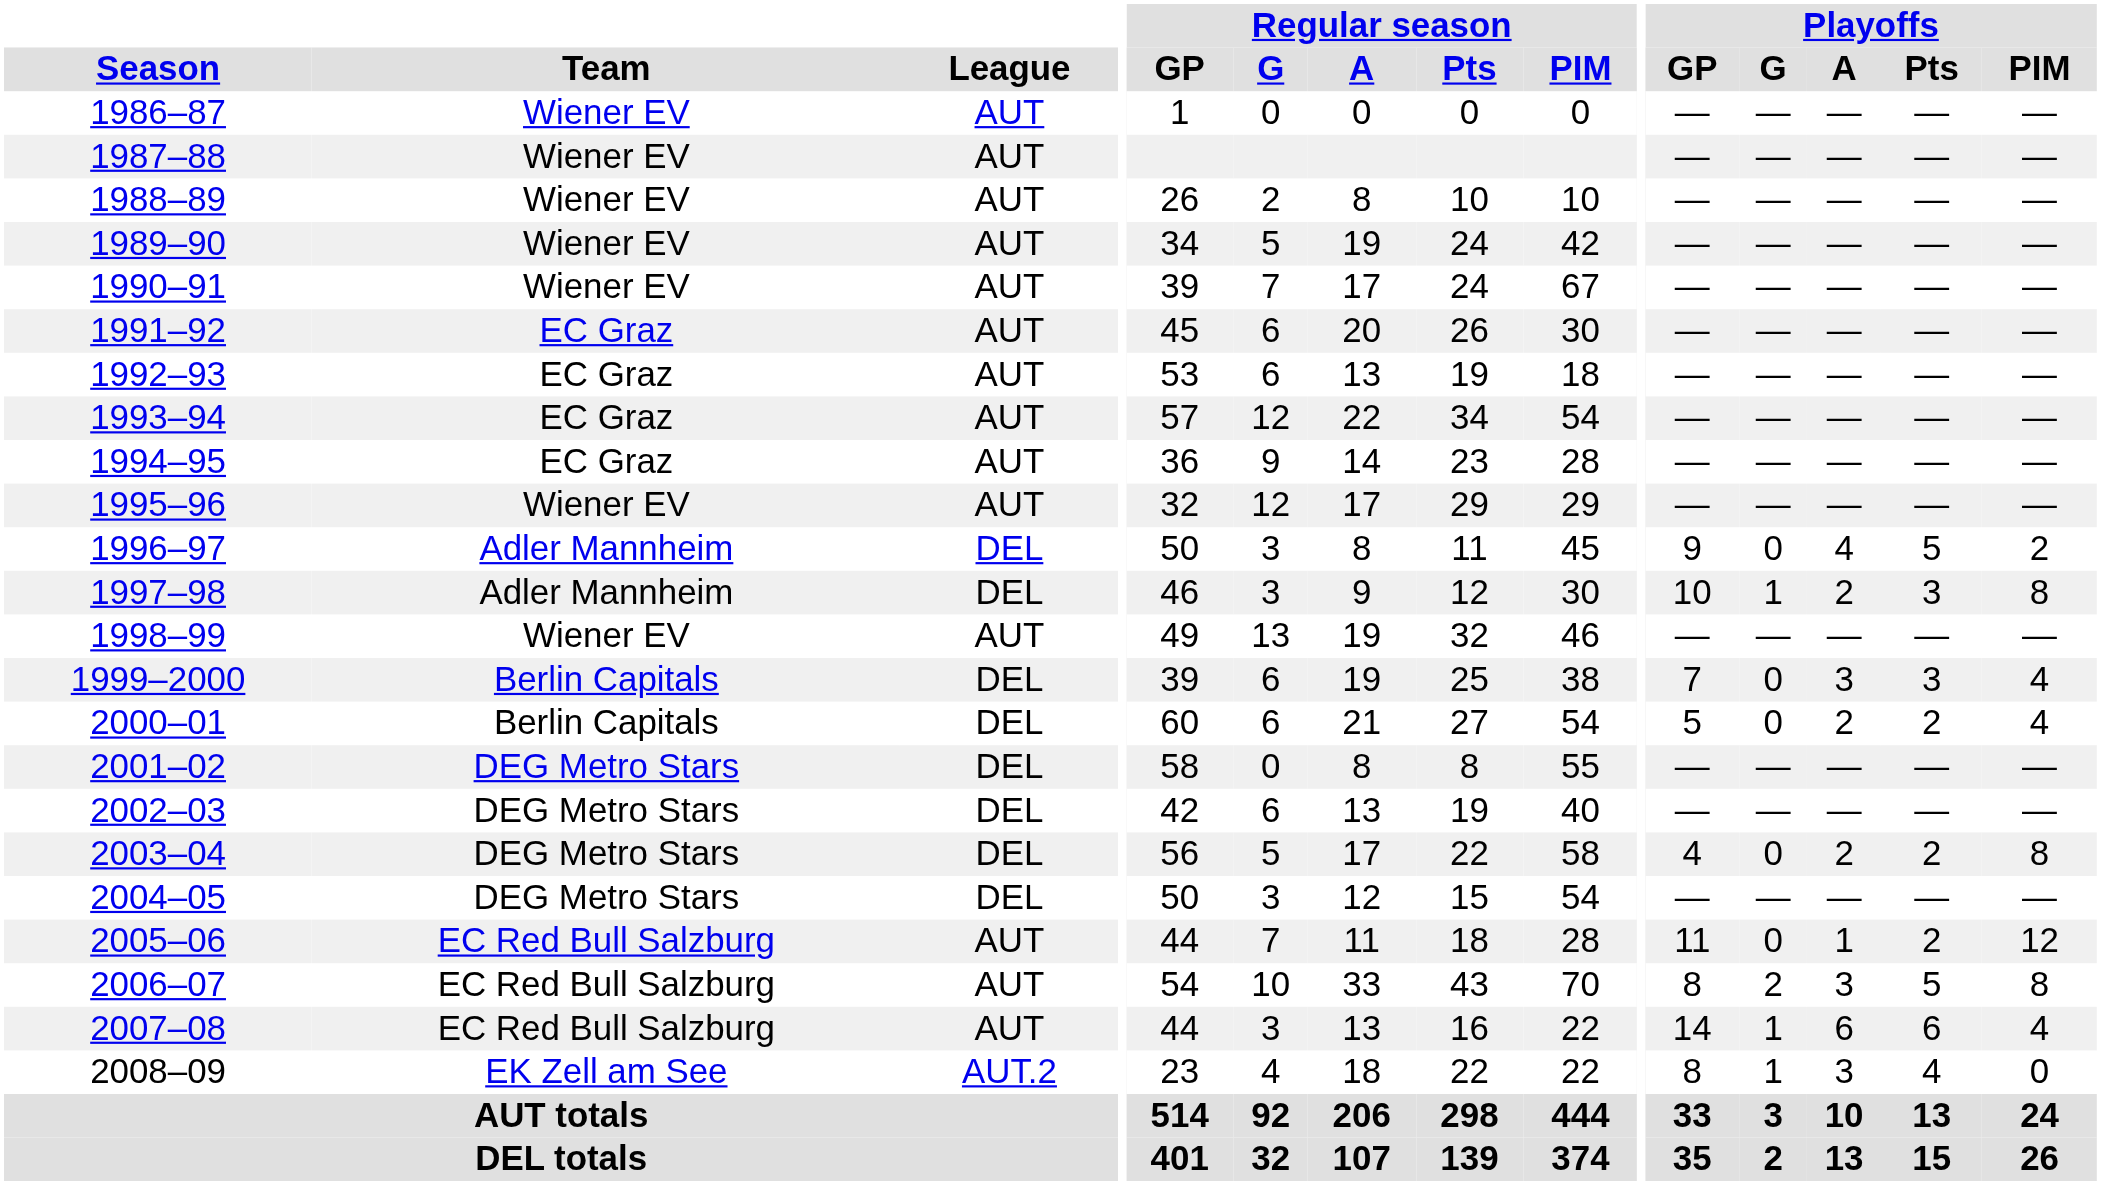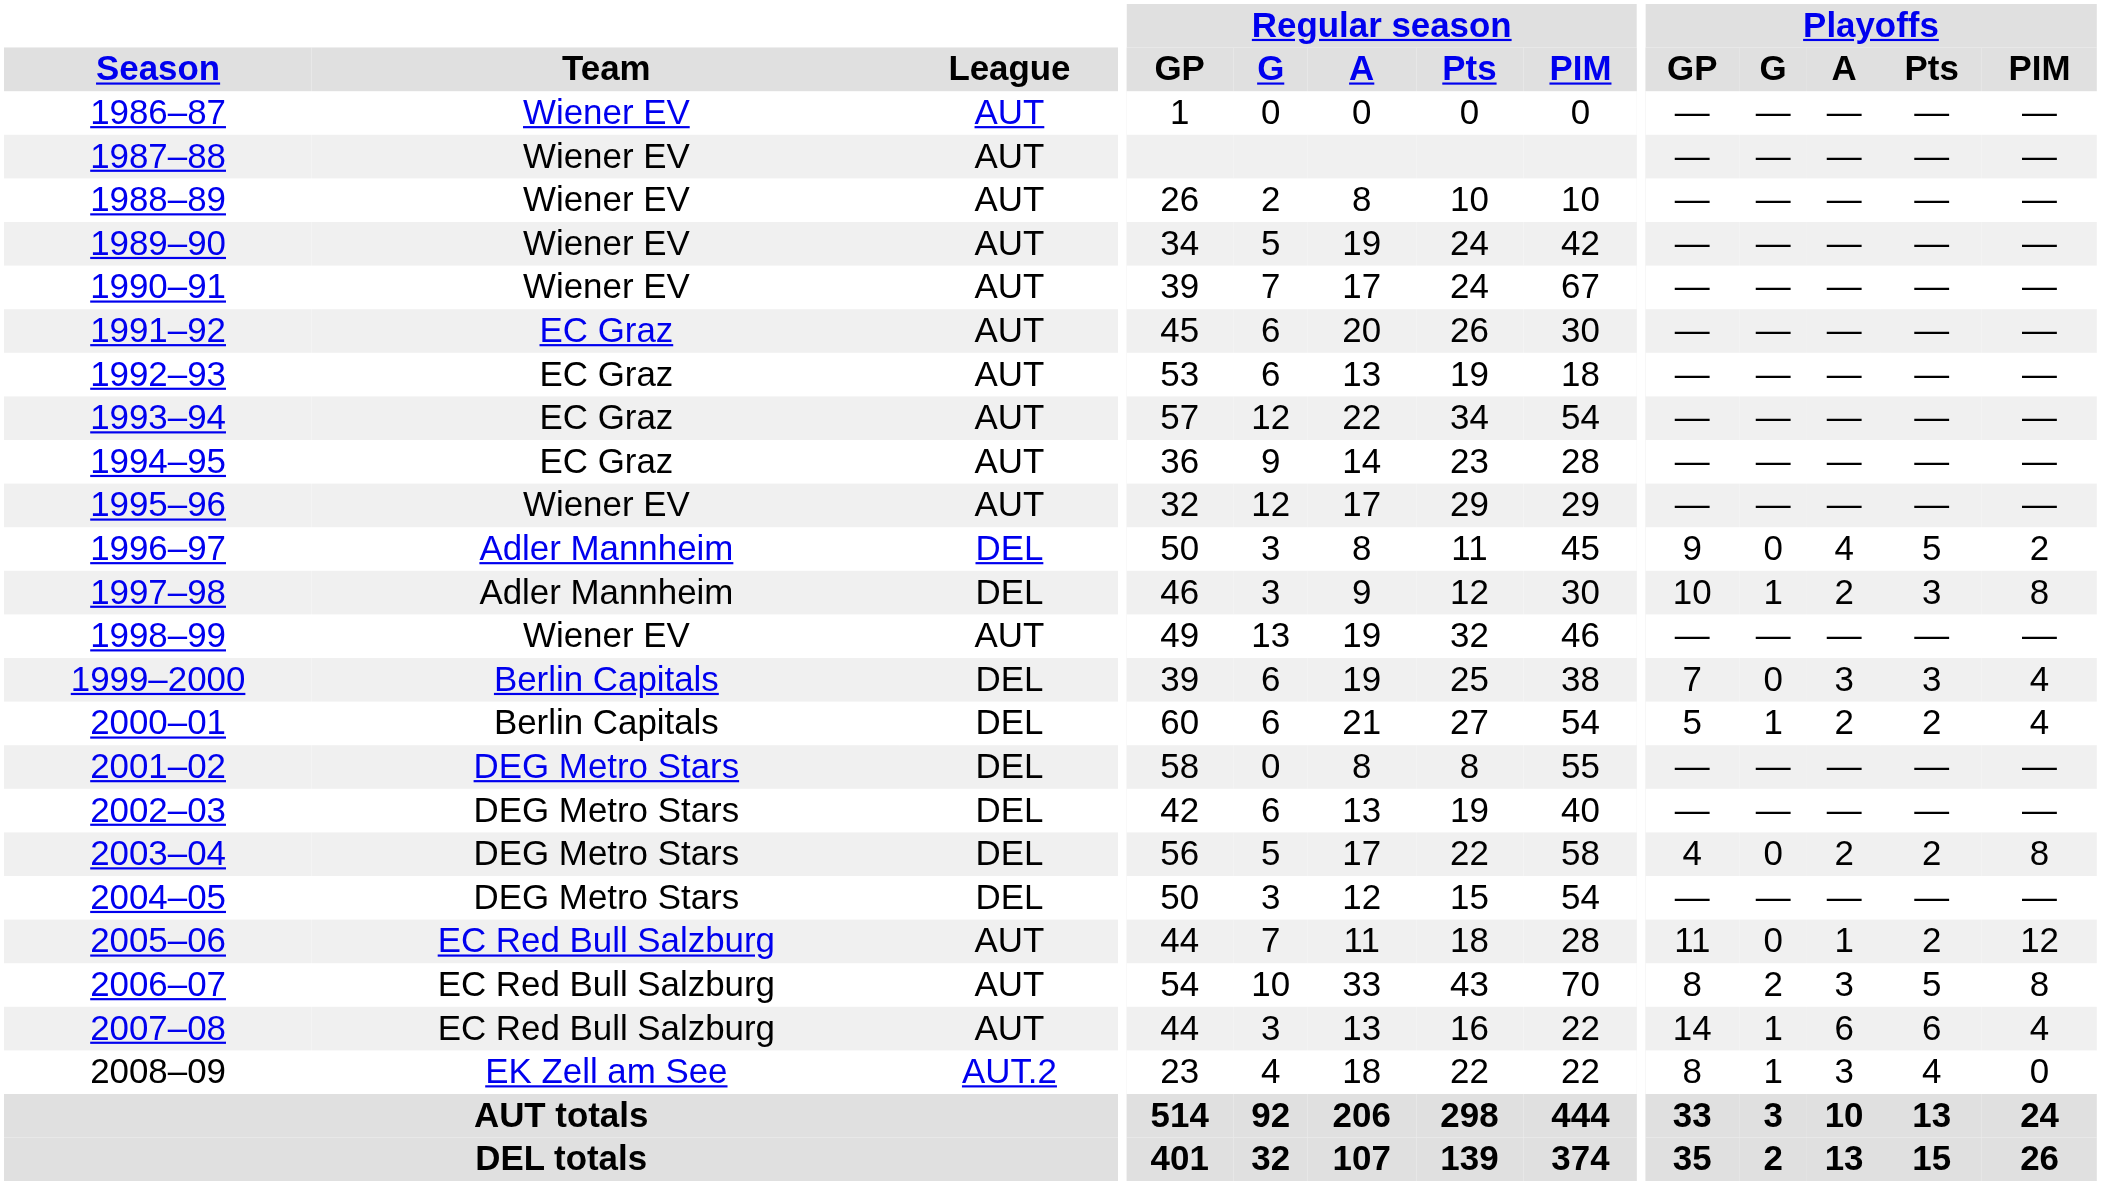(1773, 722) 0 -> (1773, 722) 1
